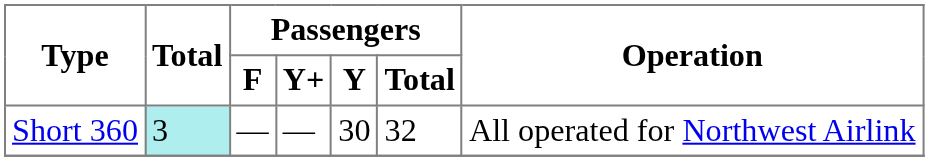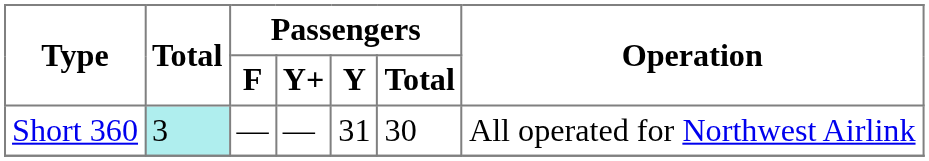(354, 130) 30 -> (354, 130) 31
(401, 130) 32 -> (401, 130) 30
